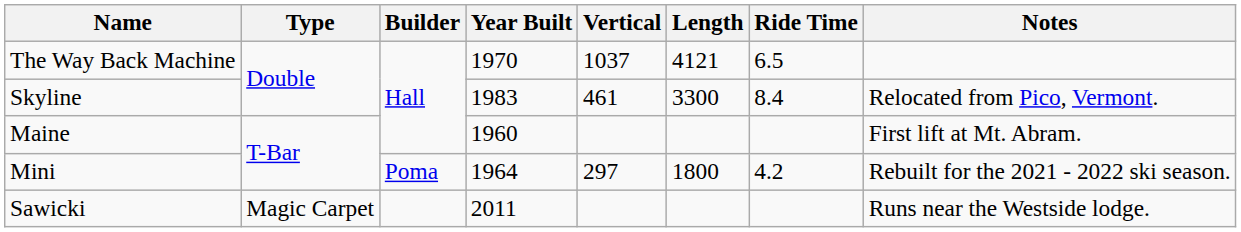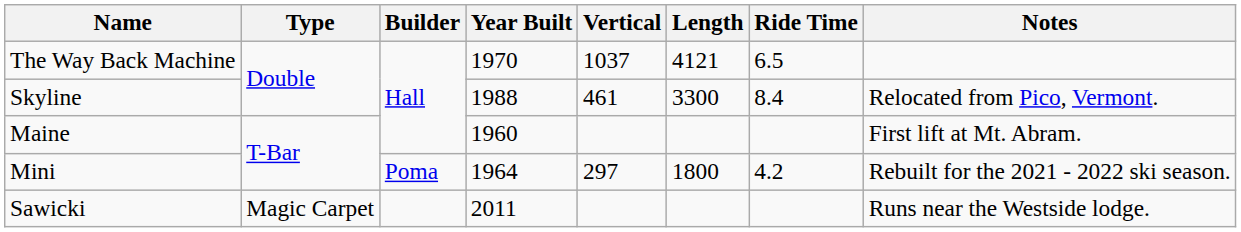(494, 97) 1983 -> (494, 97) 1988
